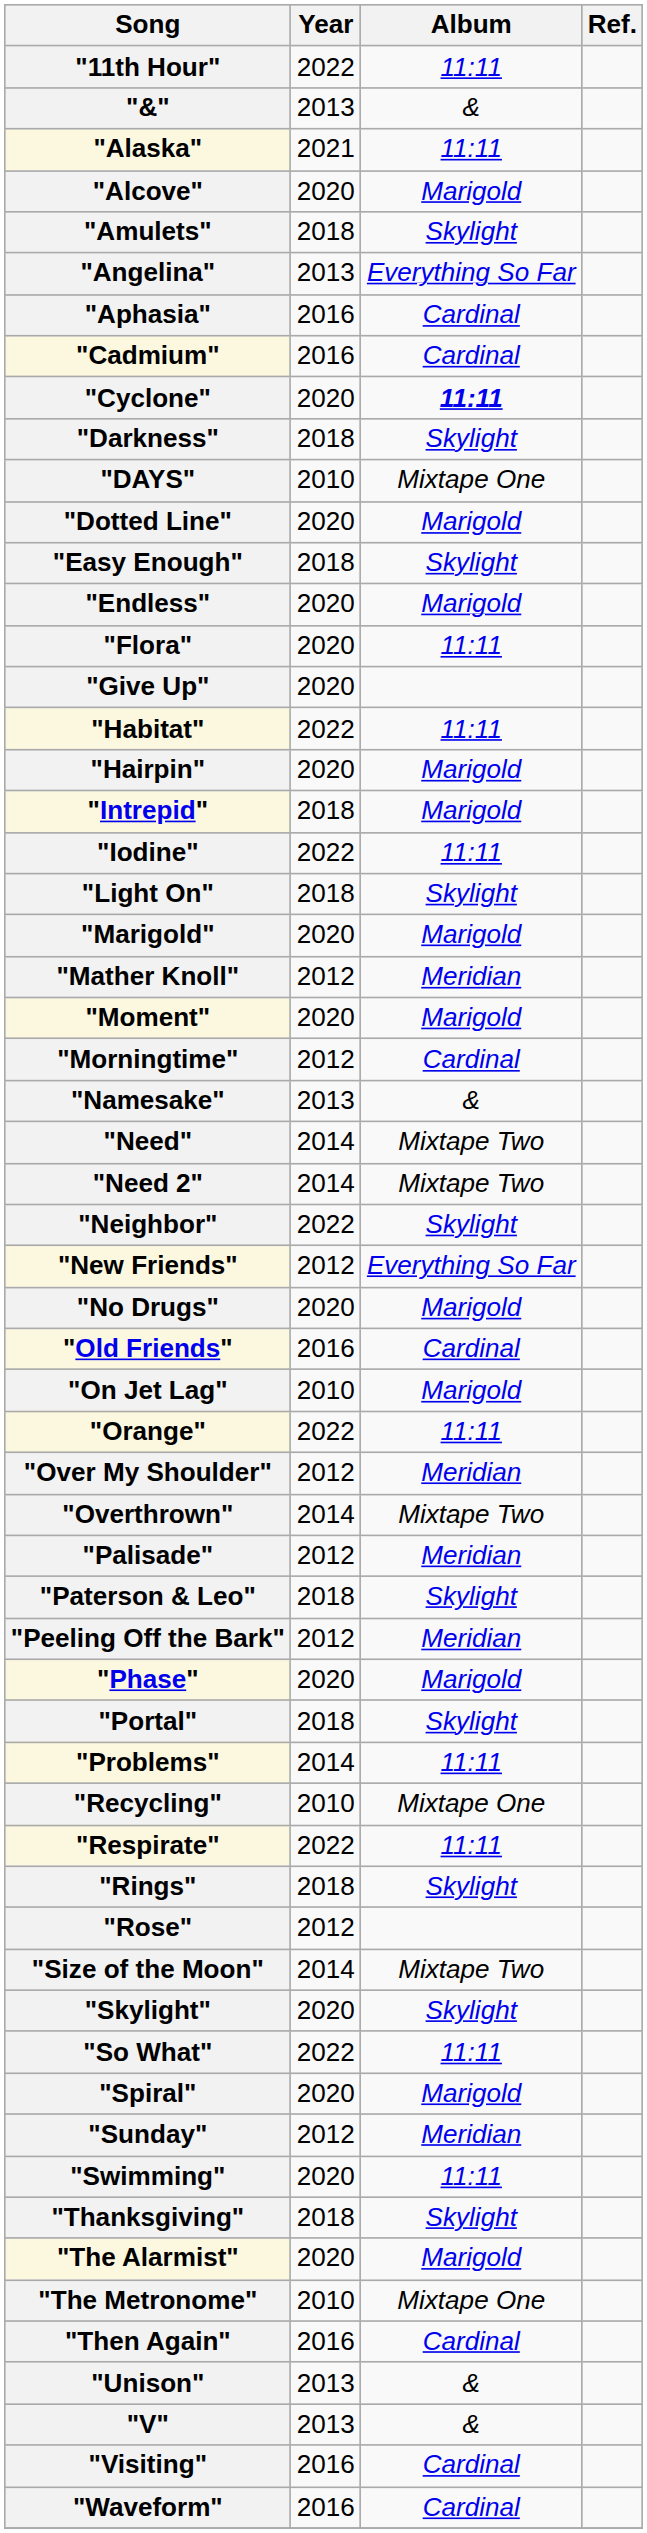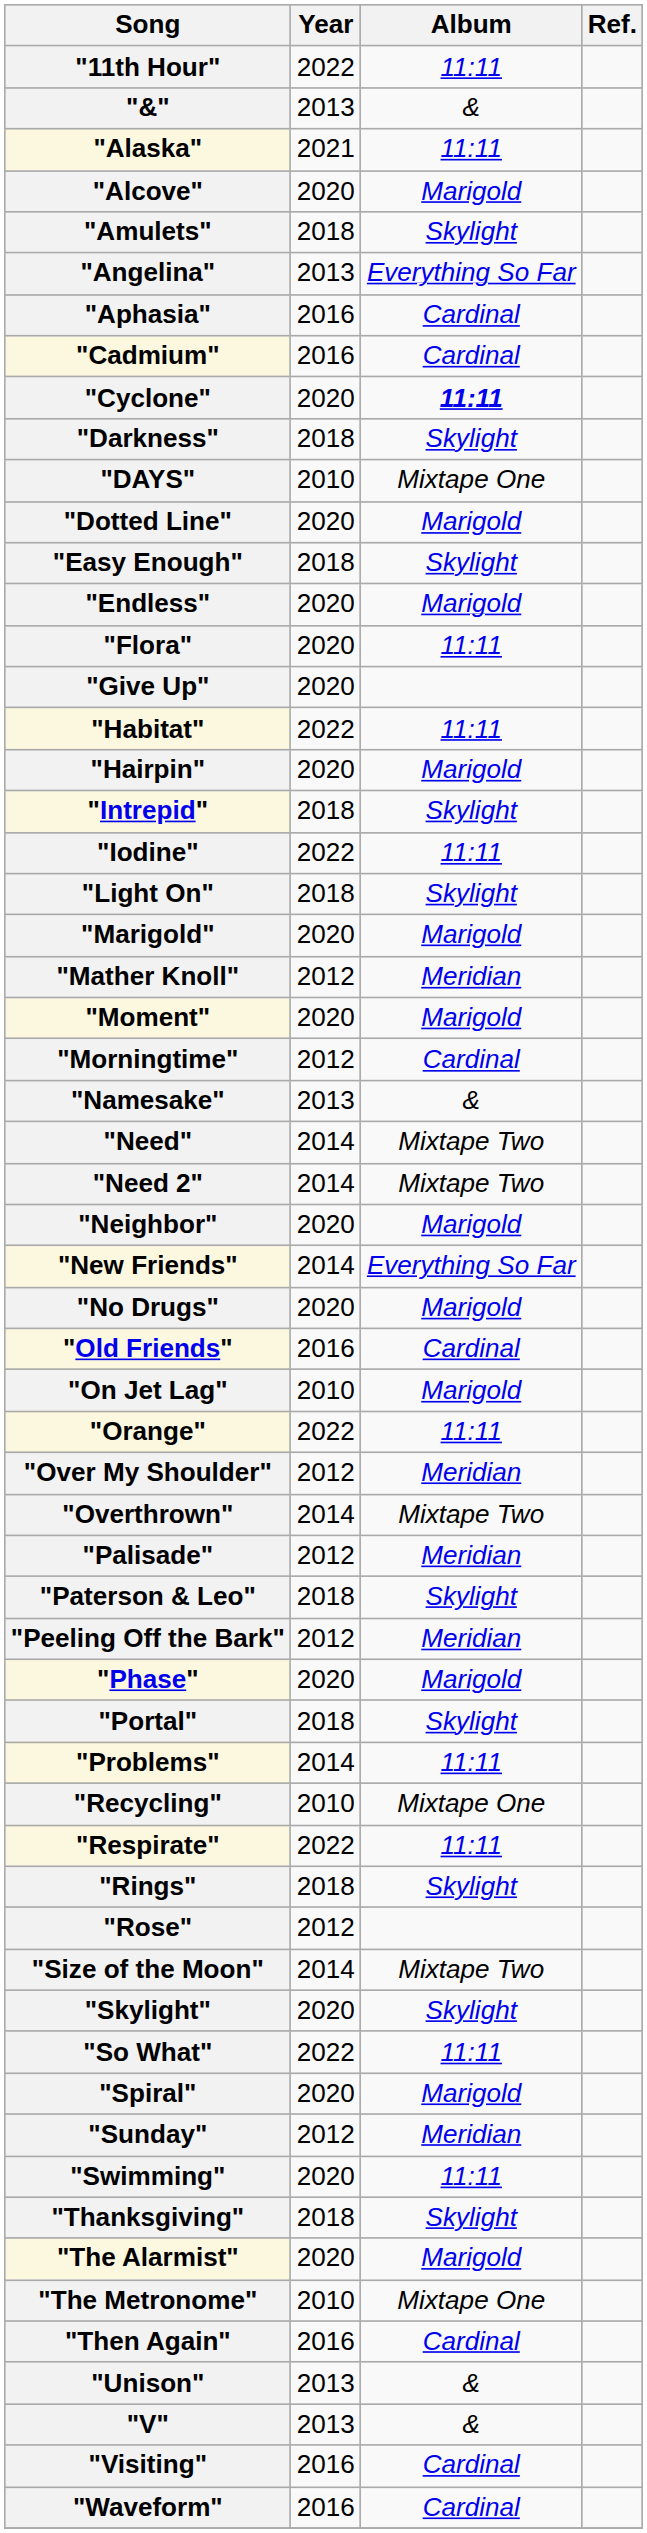(471, 811) Marigold -> (471, 811) Skylight
(326, 1224) 2022 -> (326, 1224) 2020
(471, 1224) Skylight -> (471, 1224) Marigold
(326, 1266) 2012 -> (326, 1266) 2014
